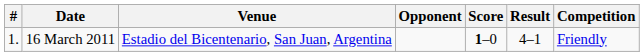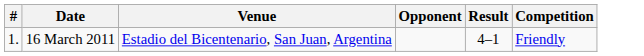- column: (486, 16)
